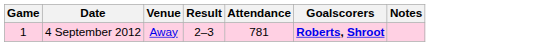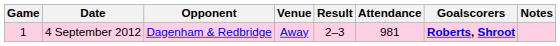+ column: (209, 13)
(259, 32) 781 -> (390, 32) 981
